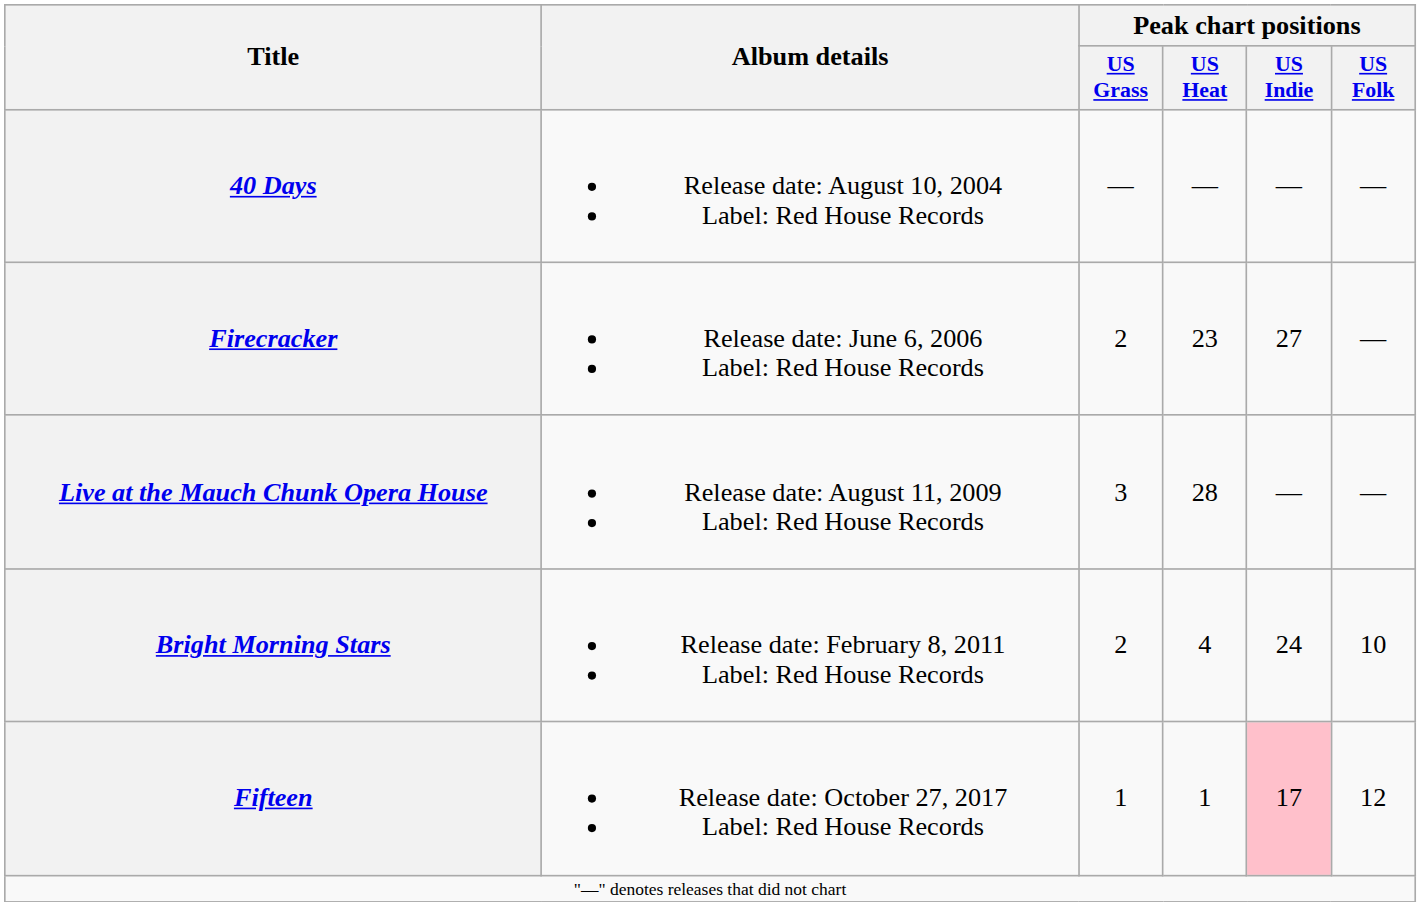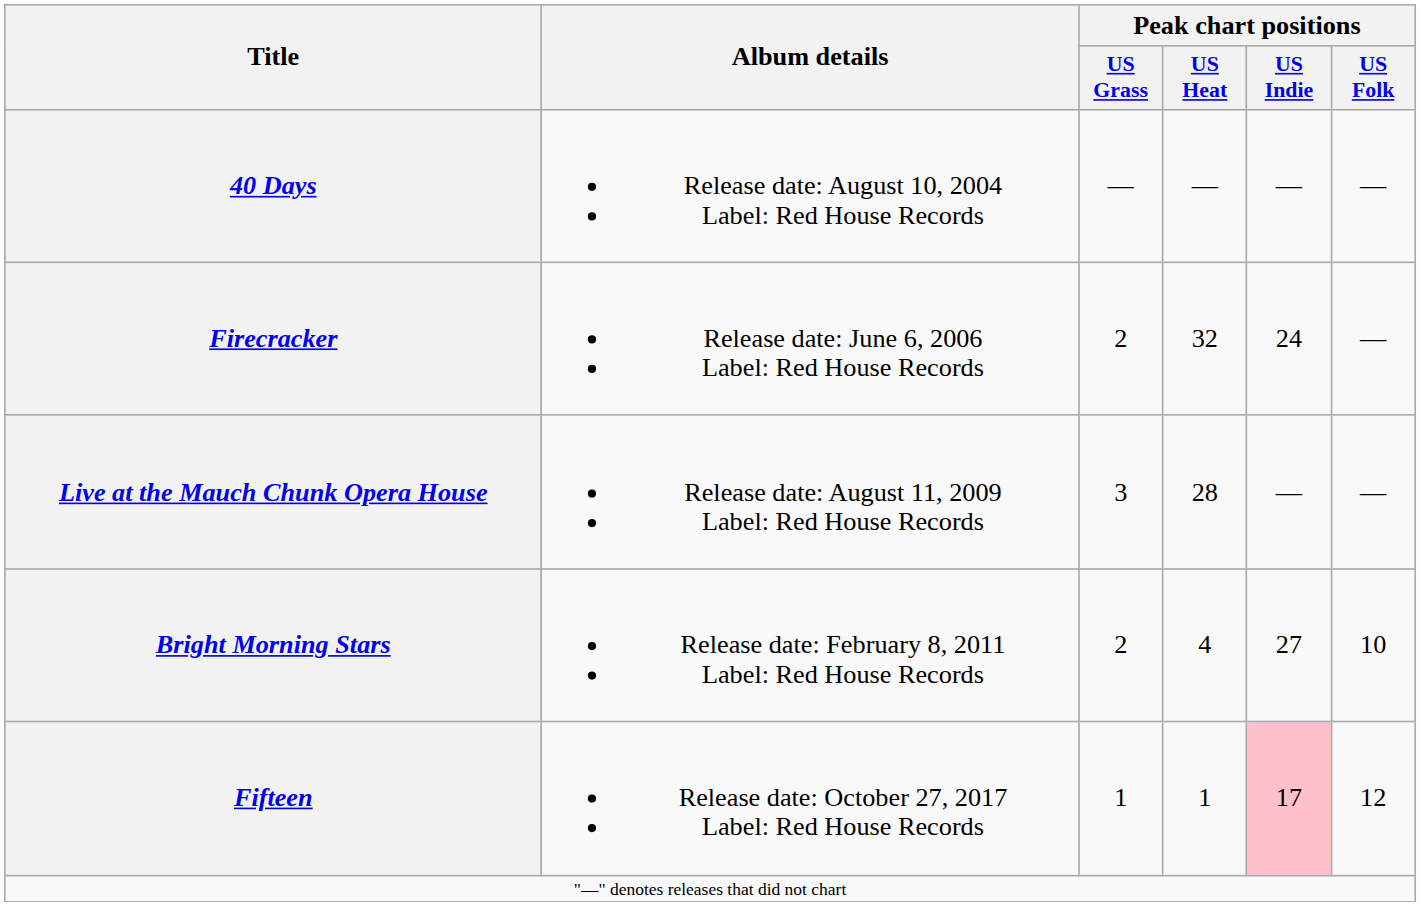(1205, 338) 23 -> (1205, 338) 32
(1289, 338) 27 -> (1289, 338) 24
(1289, 644) 24 -> (1289, 644) 27
